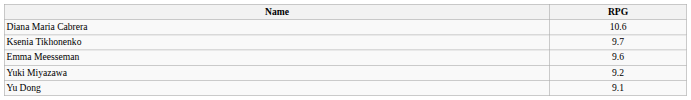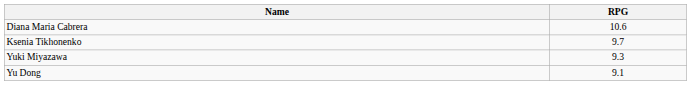- row: (43, 57)
(618, 73) 9.2 -> (618, 57) 9.3
